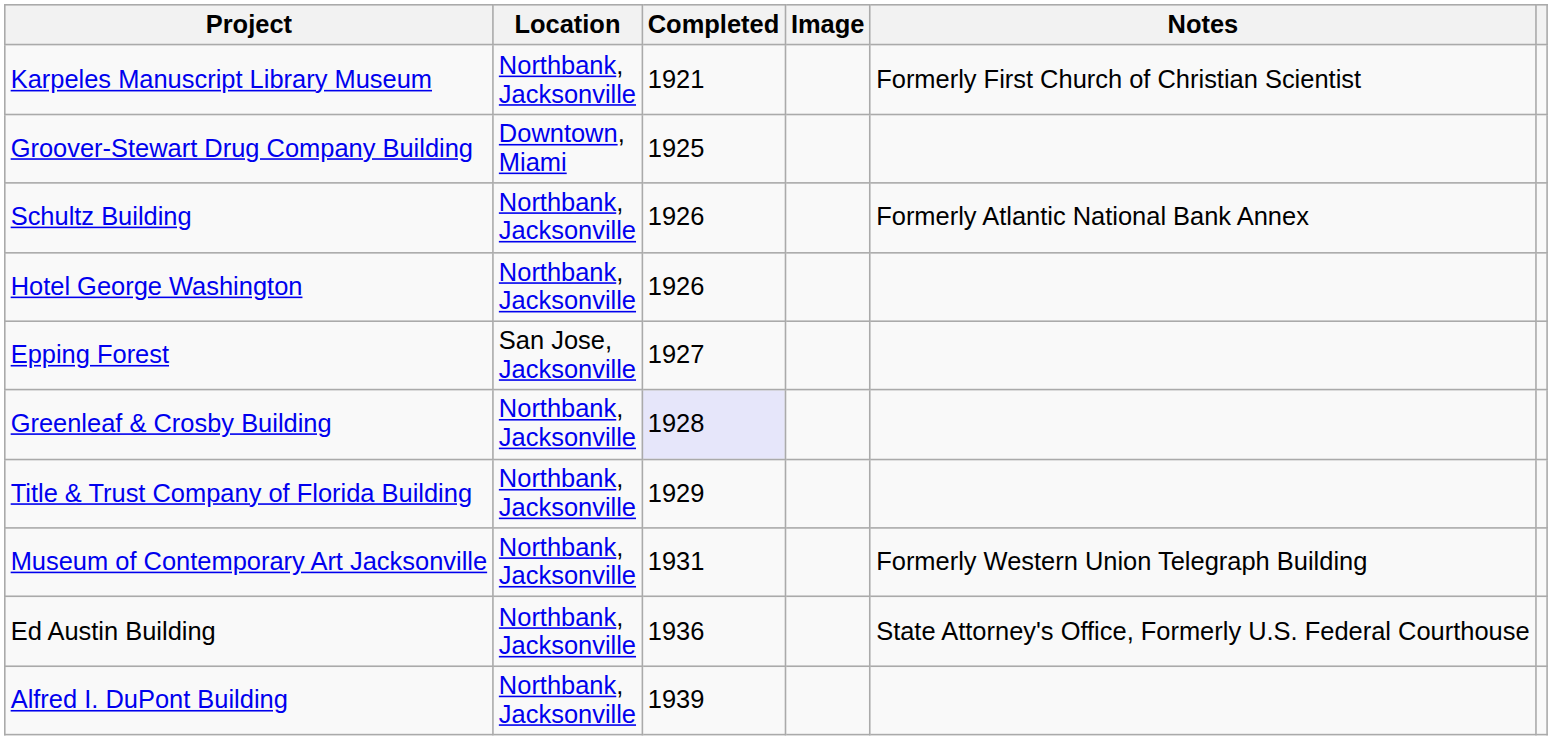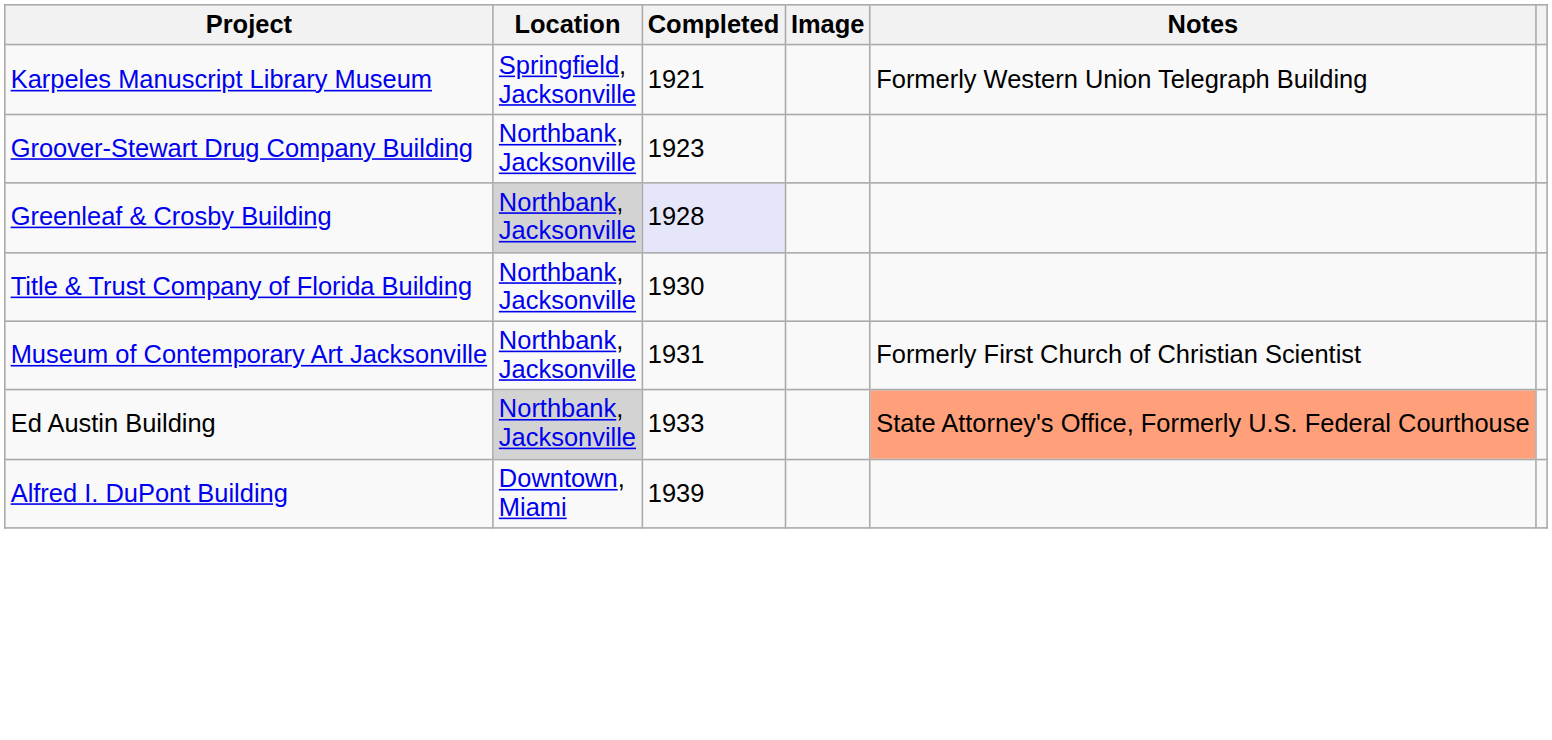(567, 79) Northbank, Jacksonville -> (567, 79) Springfield, Jacksonville
(1119, 79) Formerly First Church of Christian Scientist -> (1122, 79) Formerly Western Union Telegraph Building
(562, 148) Downtown, Miami -> (567, 148) Northbank, Jacksonville
(676, 148) 1925 -> (676, 148) 1923
- row: (101, 217)
- row: (157, 286)
- row: (90, 355)
(567, 424) no background -> (567, 217) lightgrey background
(676, 493) 1929 -> (676, 286) 1930
(1122, 562) Formerly Western Union Telegraph Building -> (1119, 355) Formerly First Church of Christian Scientist
(567, 631) no background -> (567, 424) lightgrey background
(676, 631) 1936 -> (676, 424) 1933
(1203, 631) no background -> (1203, 424) lightsalmon background
(567, 700) Northbank, Jacksonville -> (562, 493) Downtown, Miami
